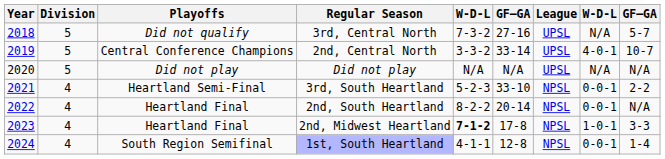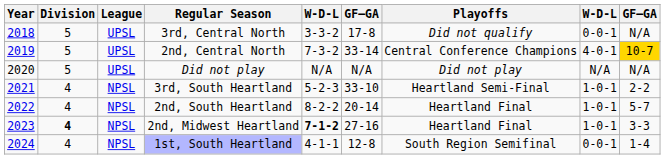columns swapped: (556, 14) <-> (197, 14)
(473, 32) 7-3-2 -> (322, 32) 3-3-2
(513, 32) 27-16 -> (362, 32) 17-8
(600, 32) N/A -> (600, 32) 0-0-1
(640, 32) 5-7 -> (640, 32) N/A
(473, 51) 3-3-2 -> (322, 51) 7-3-2
(640, 51) no background -> (640, 51) gold background
(600, 88) 0-0-1 -> (600, 88) 1-0-1
(600, 107) 0-0-1 -> (600, 107) 1-0-1
(640, 107) N/A -> (640, 107) 5-7
(68, 126) normal -> (68, 126) bold
(513, 126) 17-8 -> (362, 126) 27-16
